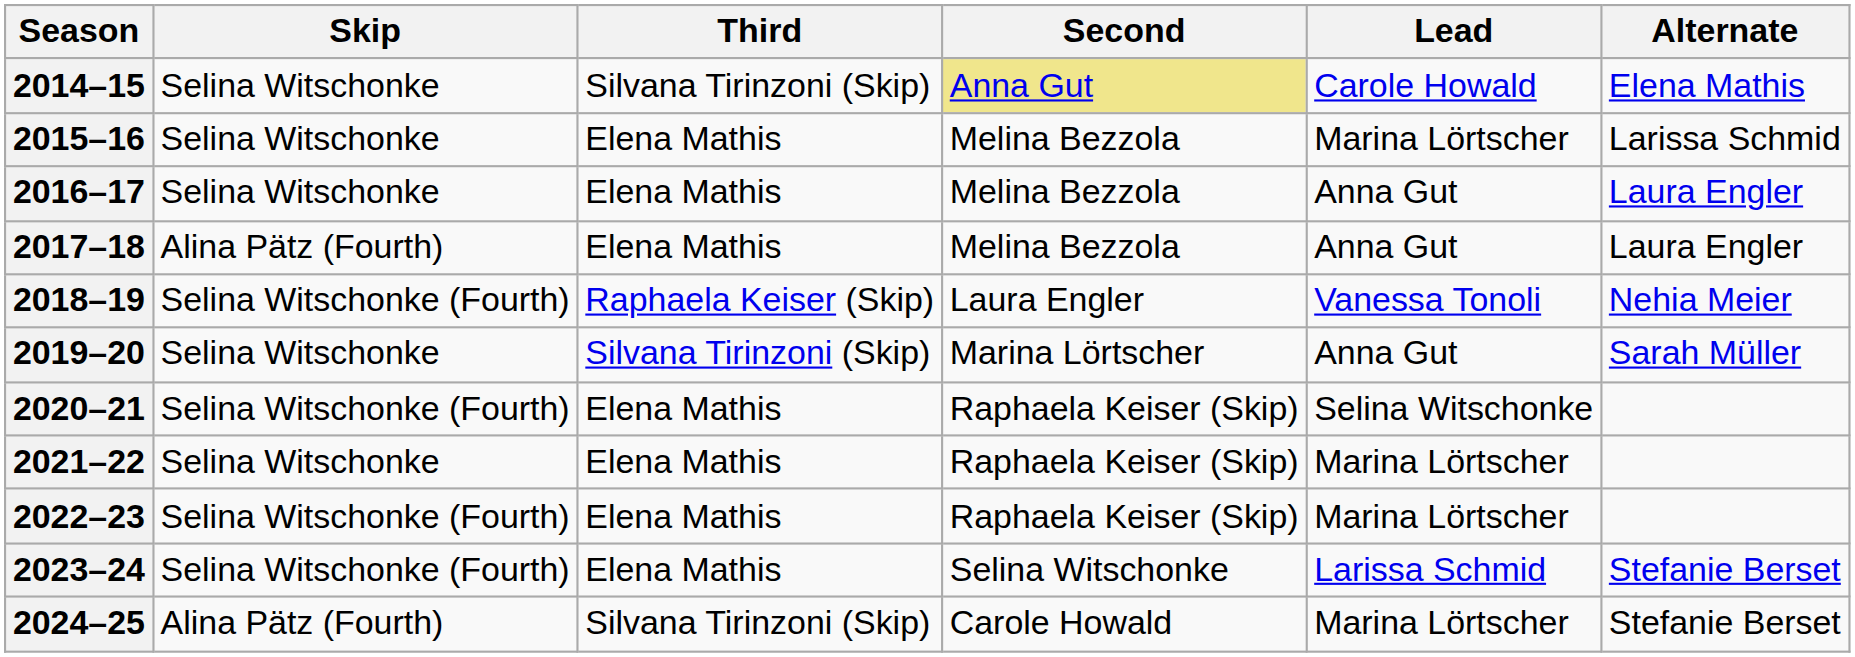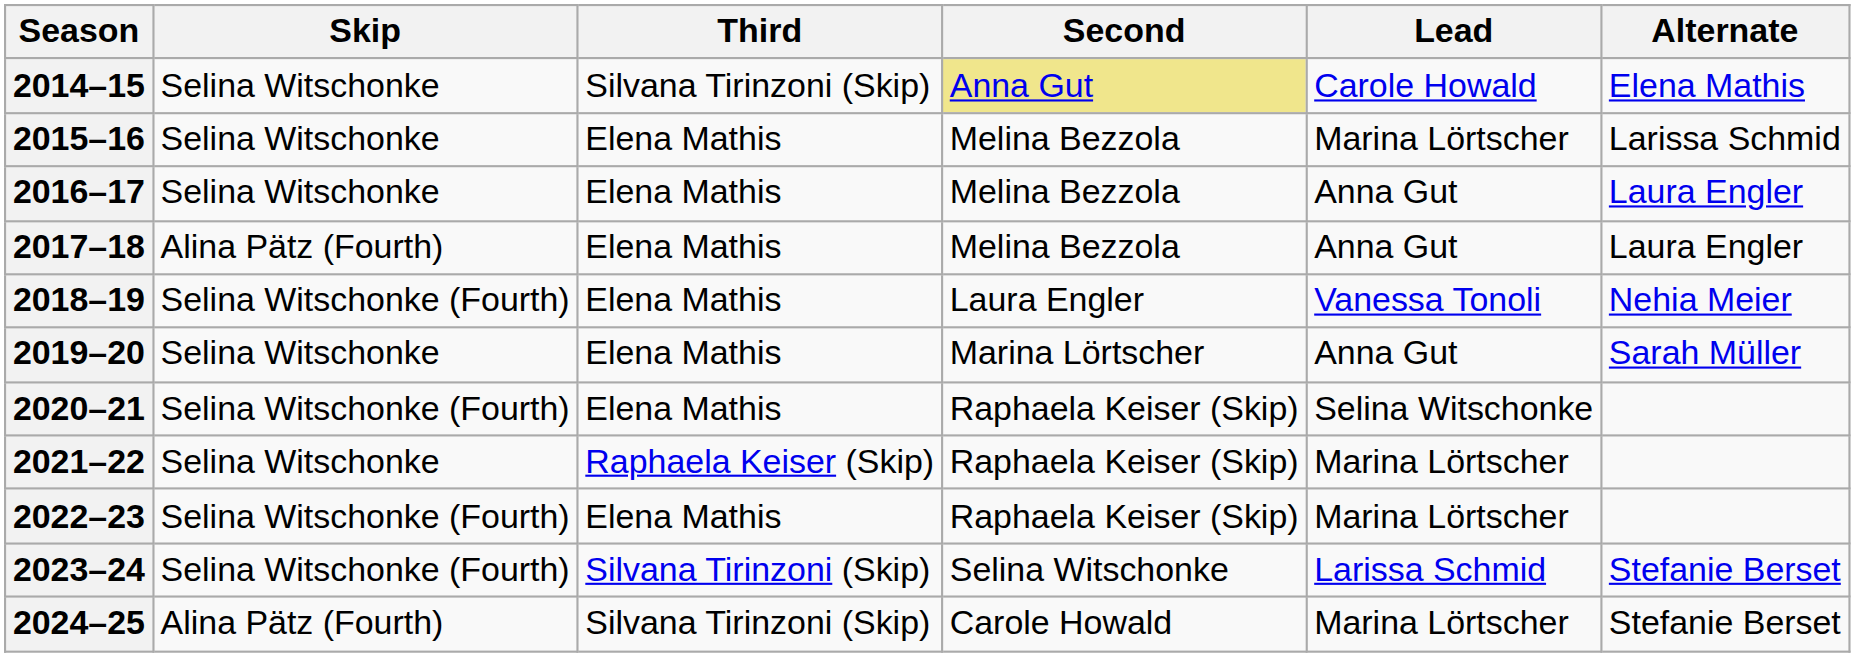(760, 300) Raphaela Keiser (Skip) -> (683, 300) Elena Mathis
(758, 354) Silvana Tirinzoni (Skip) -> (683, 354) Elena Mathis
(683, 461) Elena Mathis -> (760, 461) Raphaela Keiser (Skip)
(683, 569) Elena Mathis -> (758, 569) Silvana Tirinzoni (Skip)
